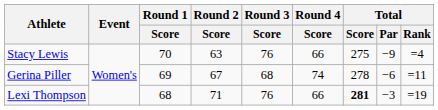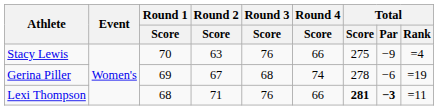(417, 75) =11 -> (417, 75) =19
(389, 95) normal -> (389, 95) bold
(417, 95) =19 -> (417, 95) =11
